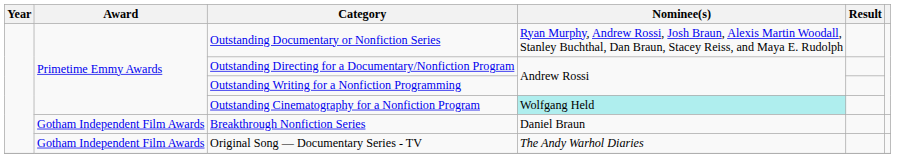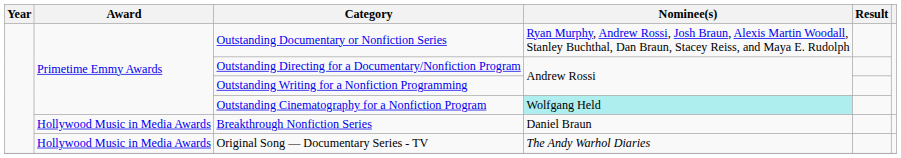(121, 124) Gotham Independent Film Awards -> (124, 124) Hollywood Music in Media Awards
(121, 143) Gotham Independent Film Awards -> (124, 143) Hollywood Music in Media Awards
